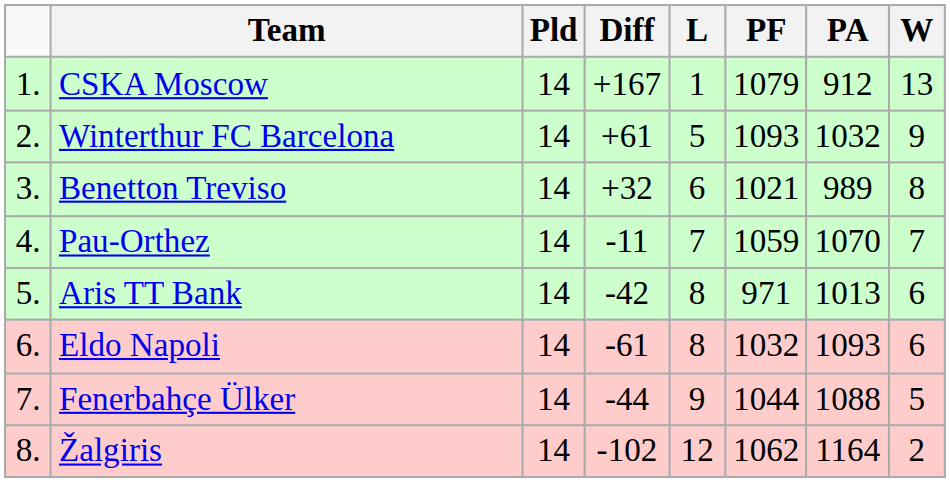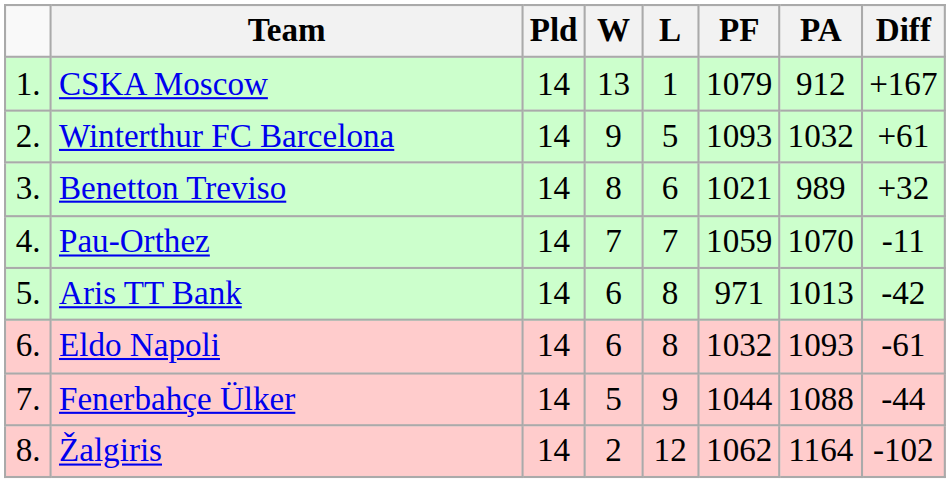columns swapped: (917, 30) <-> (627, 30)
